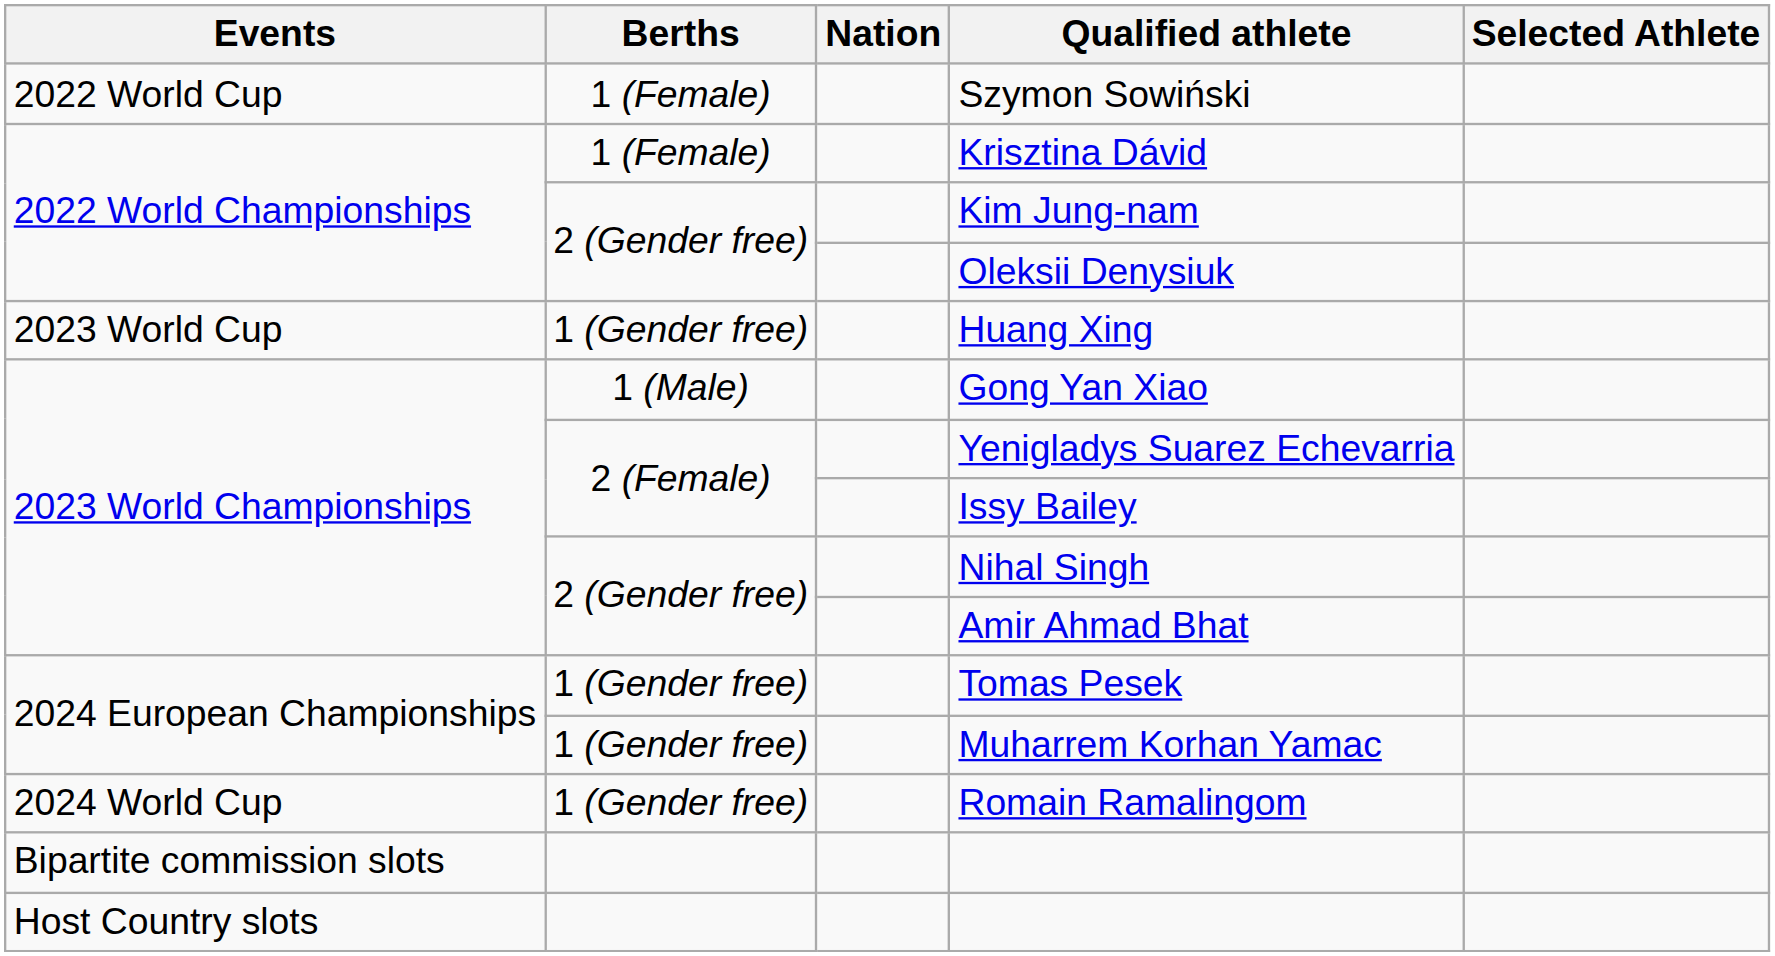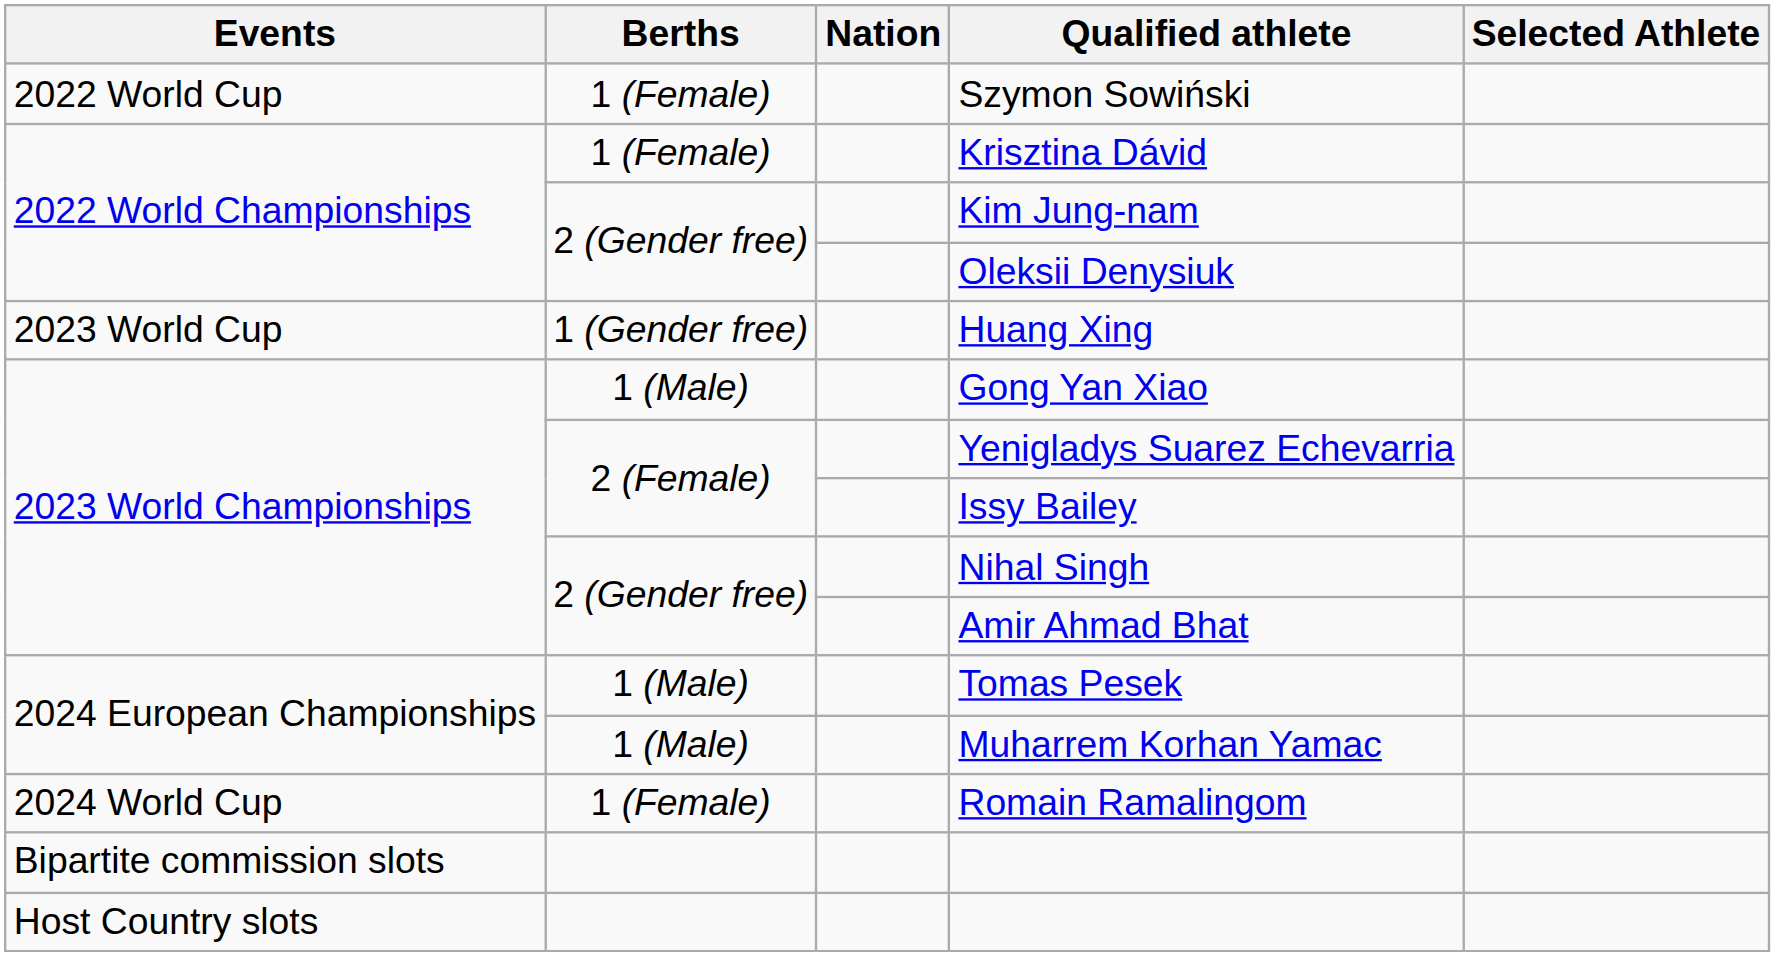(681, 684) 1 (Gender free) -> (681, 684) 1 (Male)
(681, 743) 1 (Gender free) -> (681, 743) 1 (Male)
(681, 802) 1 (Gender free) -> (681, 802) 1 (Female)
